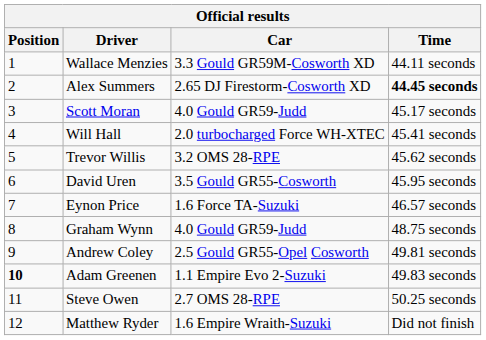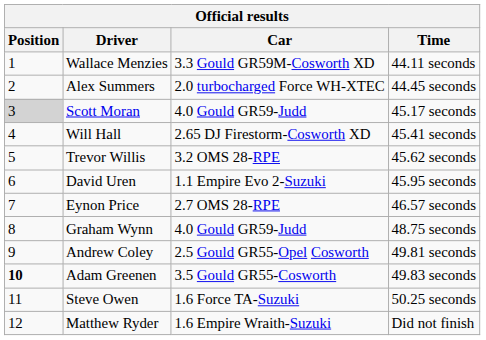(273, 87) 2.65 DJ Firestorm-Cosworth XD -> (280, 87) 2.0 turbocharged Force WH-XTEC
(435, 87) bold -> (434, 87) normal
(12, 110) no background -> (12, 110) lightgrey background
(280, 134) 2.0 turbocharged Force WH-XTEC -> (273, 134) 2.65 DJ Firestorm-Cosworth XD
(255, 181) 3.5 Gould GR55-Cosworth -> (250, 181) 1.1 Empire Evo 2-Suzuki
(237, 205) 1.6 Force TA-Suzuki -> (227, 205) 2.7 OMS 28-RPE
(250, 275) 1.1 Empire Evo 2-Suzuki -> (255, 275) 3.5 Gould GR55-Cosworth
(227, 299) 2.7 OMS 28-RPE -> (237, 299) 1.6 Force TA-Suzuki
